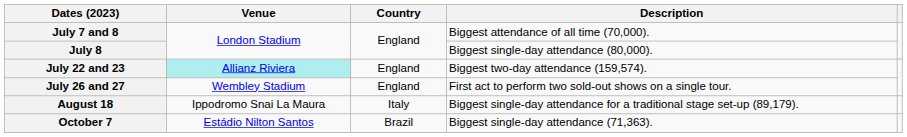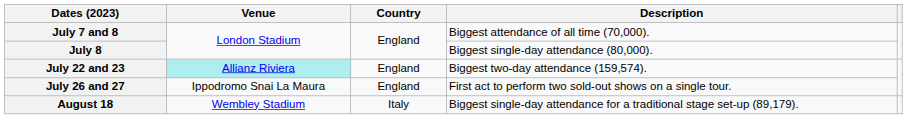(259, 86) Wembley Stadium -> (258, 86) Ippodromo Snai La Maura
(259, 104) Ippodromo Snai La Maura -> (258, 104) Wembley Stadium
- row: (85, 123)
